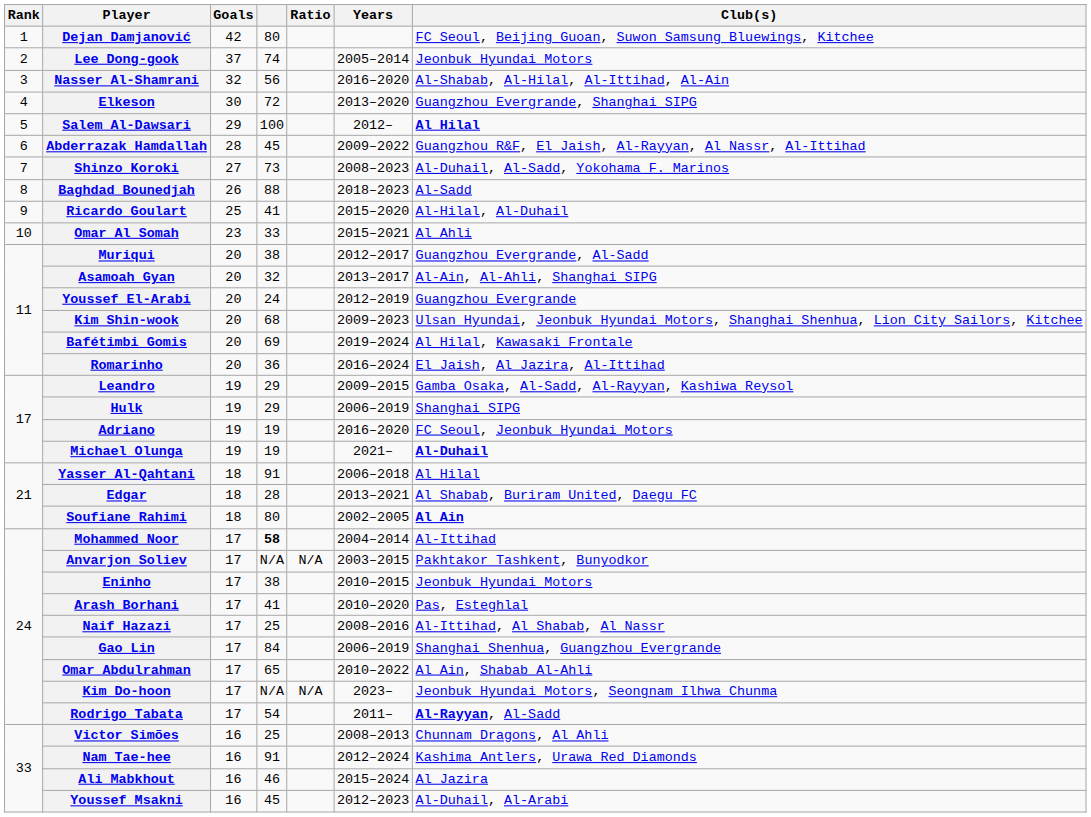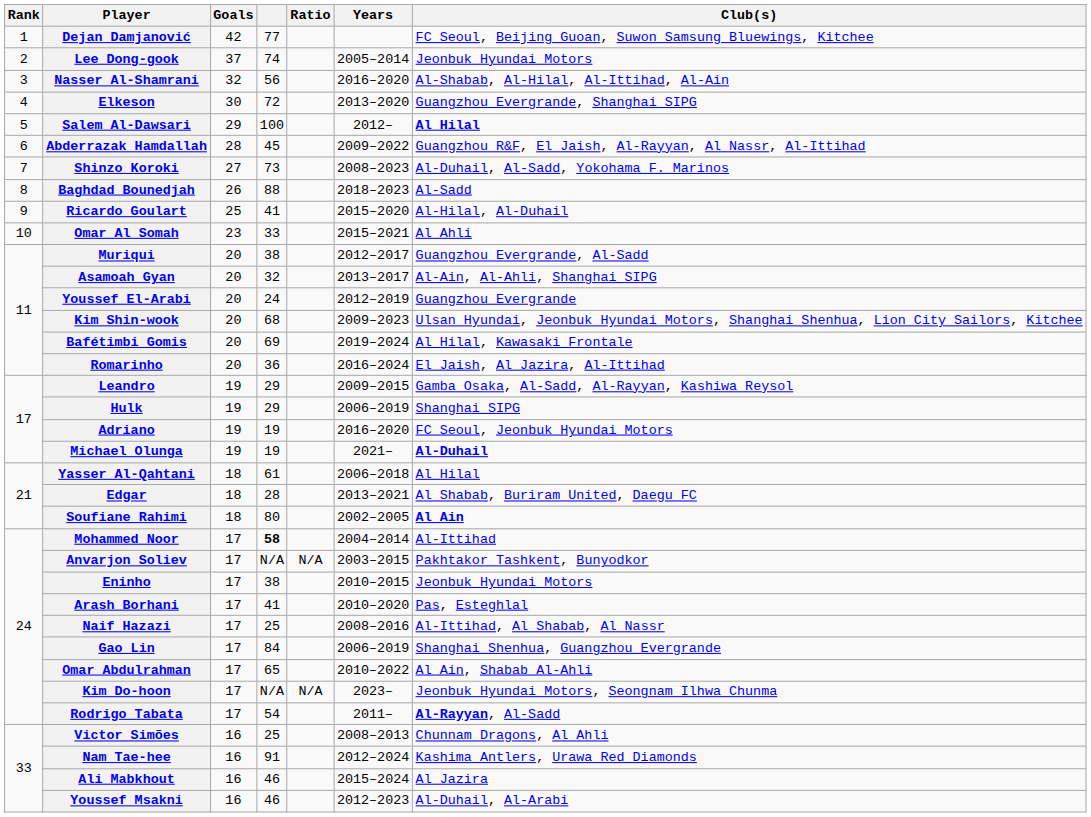(272, 37) 80 -> (272, 37) 77
(272, 474) 91 -> (272, 474) 61
(272, 801) 45 -> (272, 801) 46
